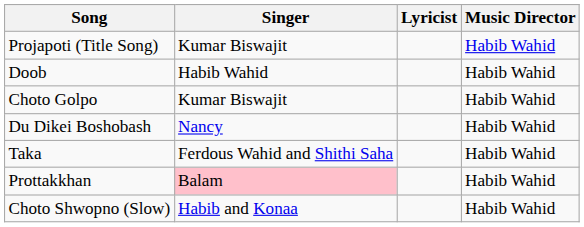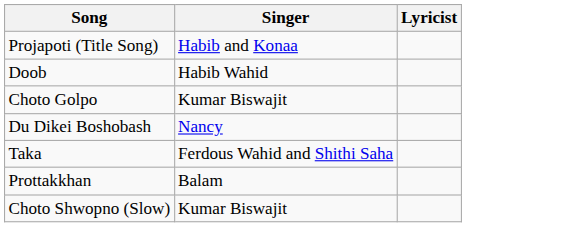- column: (520, 18)
(233, 45) Kumar Biswajit -> (238, 45) Habib and Konaa
(200, 180) pink background -> (200, 180) no background
(238, 208) Habib and Konaa -> (233, 208) Kumar Biswajit
